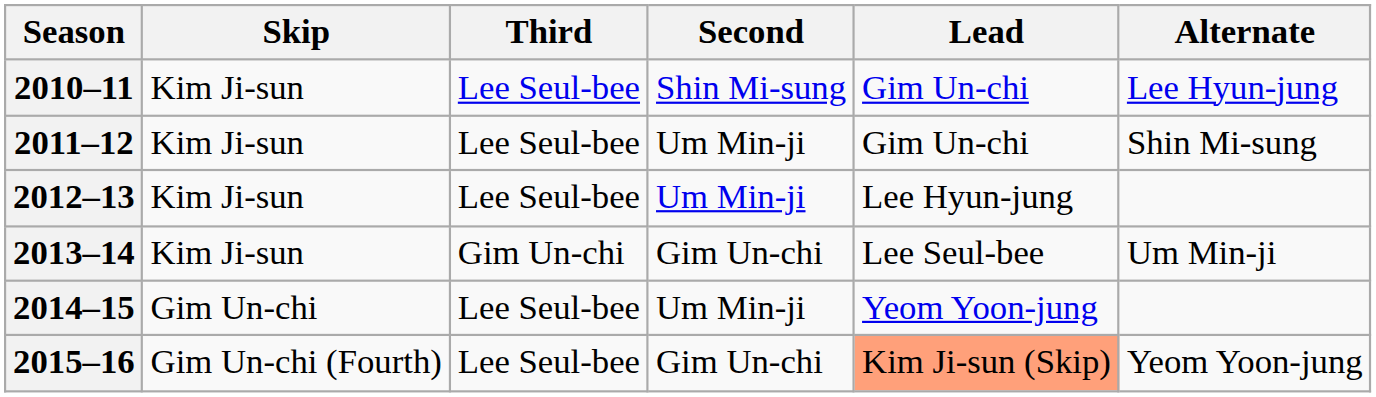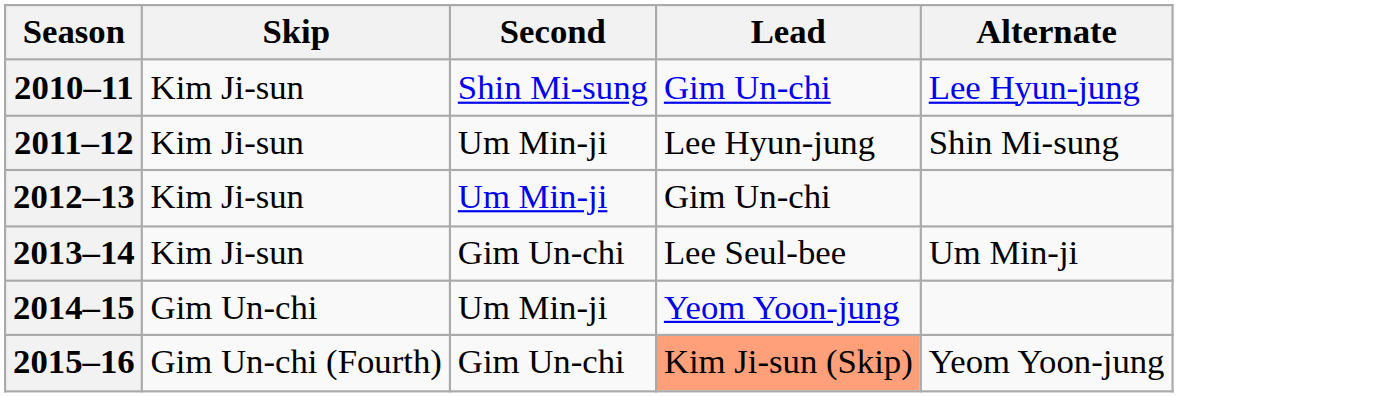- column: (549, 32)
(945, 142) Gim Un-chi -> (769, 142) Lee Hyun-jung
(968, 197) Lee Hyun-jung -> (747, 197) Gim Un-chi
